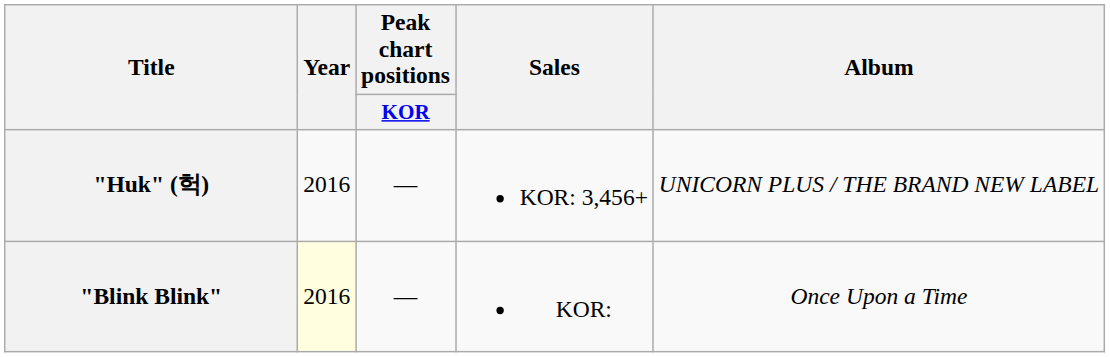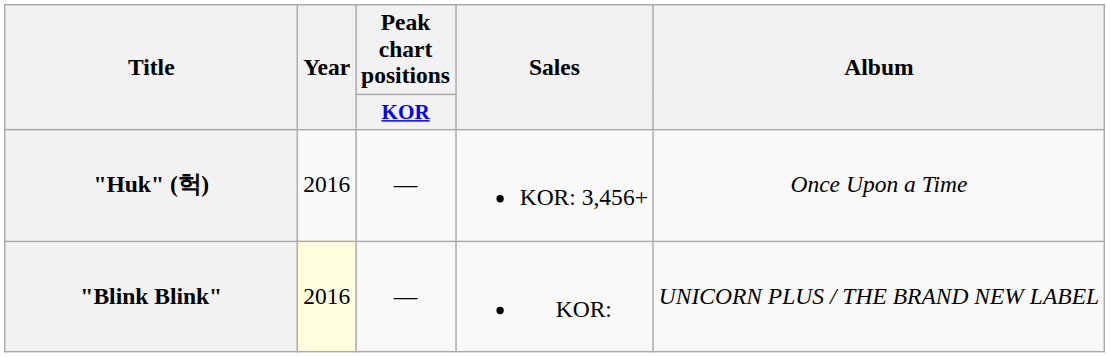(879, 185) UNICORN PLUS / THE BRAND NEW LABEL -> (879, 185) Once Upon a Time
(879, 295) Once Upon a Time -> (879, 295) UNICORN PLUS / THE BRAND NEW LABEL
